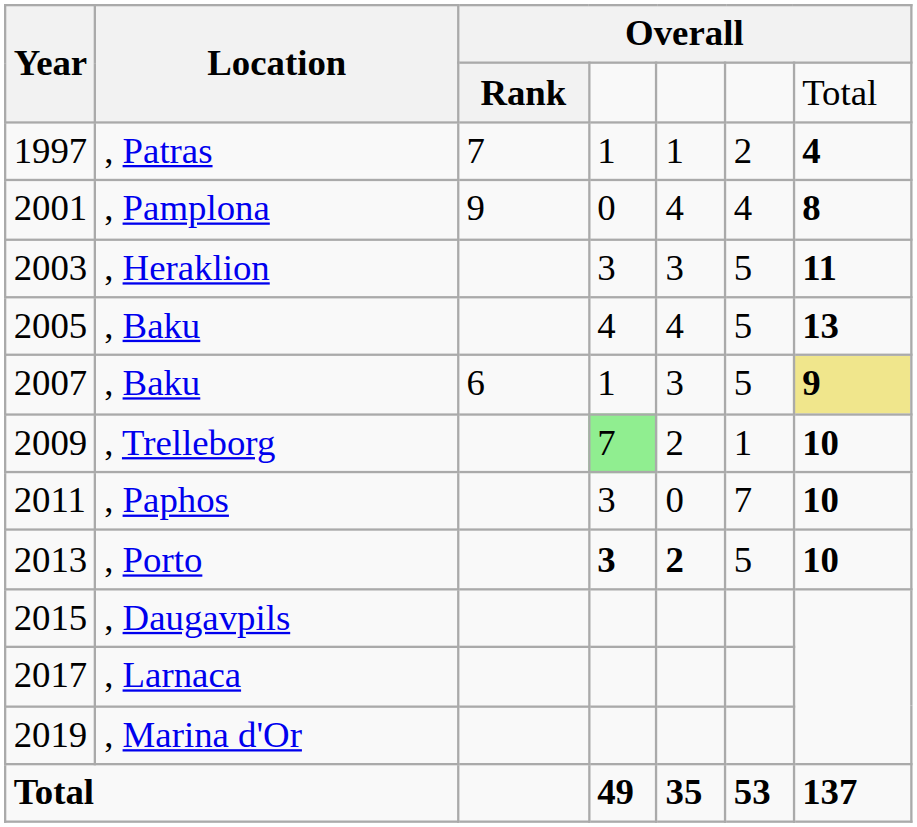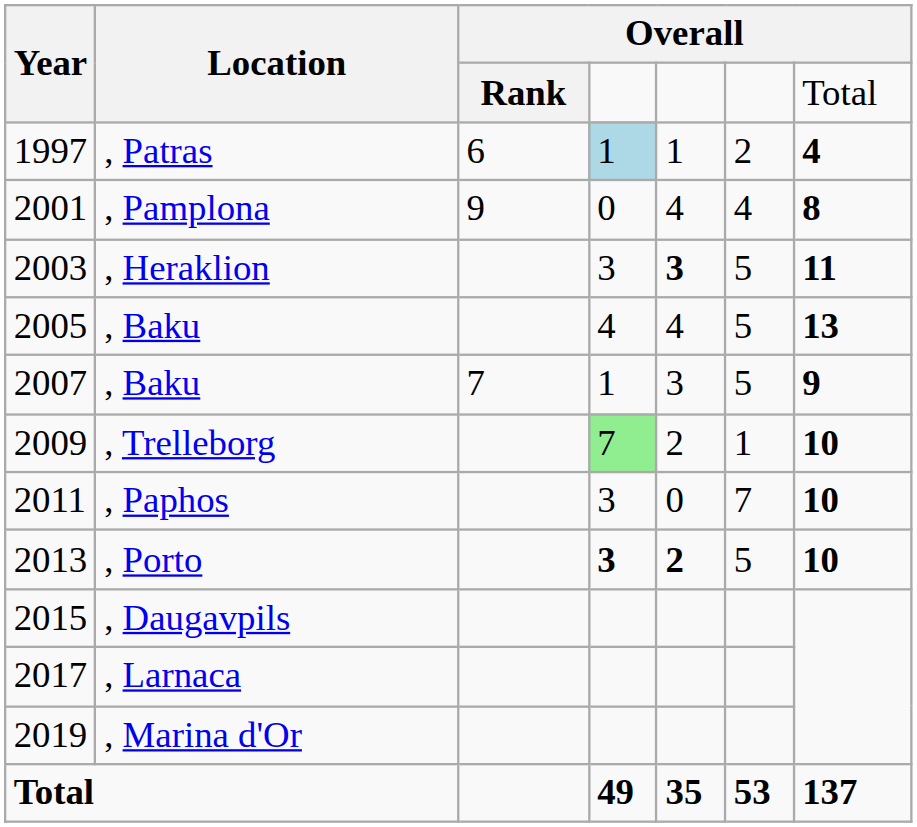(476, 150) 7 -> (476, 150) 6
(606, 150) no background -> (606, 150) lightblue background
(675, 267) normal -> (675, 267) bold
(476, 383) 6 -> (476, 383) 7
(811, 383) khaki background -> (811, 383) no background
